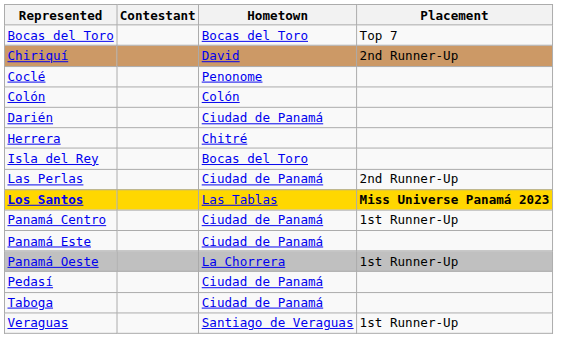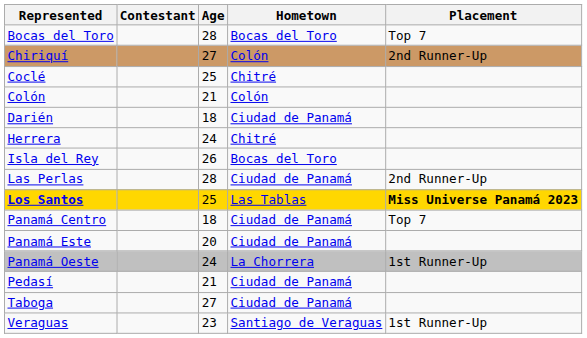+ column: (213, 15)
(221, 56) David -> (249, 56) Colón
(232, 76) Penonome -> (253, 76) Chitré
(409, 220) 1st Runner-Up -> (407, 220) Top 7
